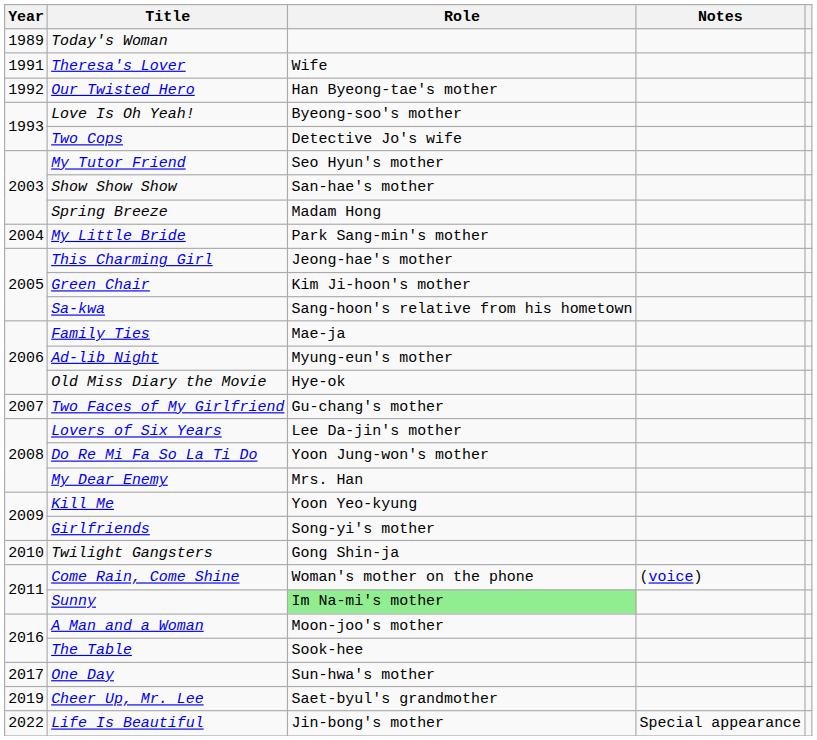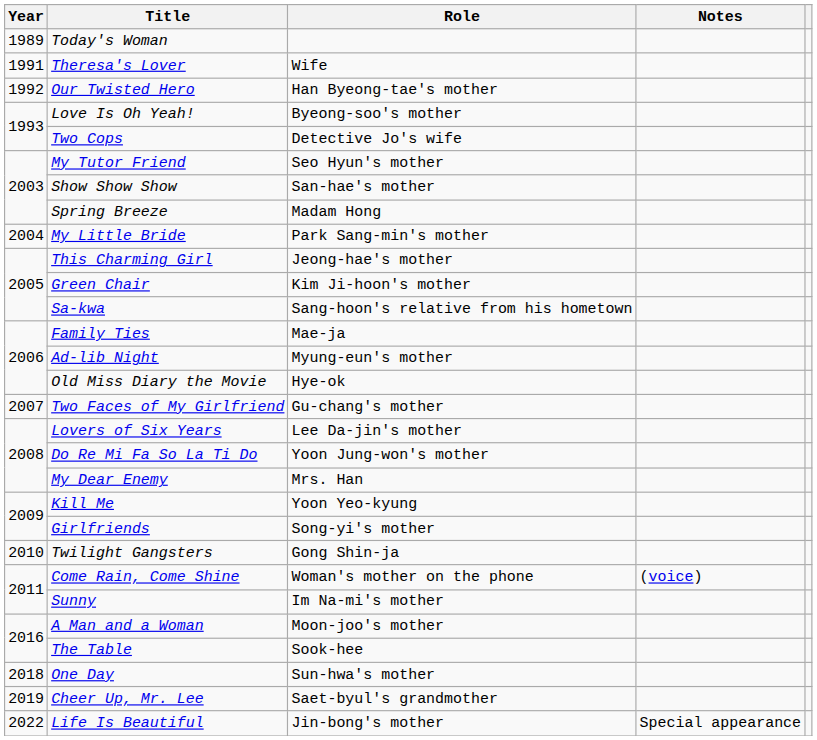(368, 602) lightgreen background -> (368, 602) no background
(26, 675) 2017 -> (26, 675) 2018
